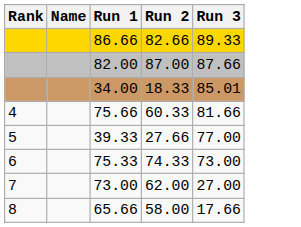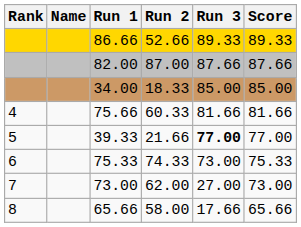+ column: (270, 17)
(167, 41) 82.66 -> (167, 41) 52.66
(219, 89) 85.01 -> (219, 89) 85.00
(167, 137) 27.66 -> (167, 137) 21.66
(219, 137) normal -> (219, 137) bold
